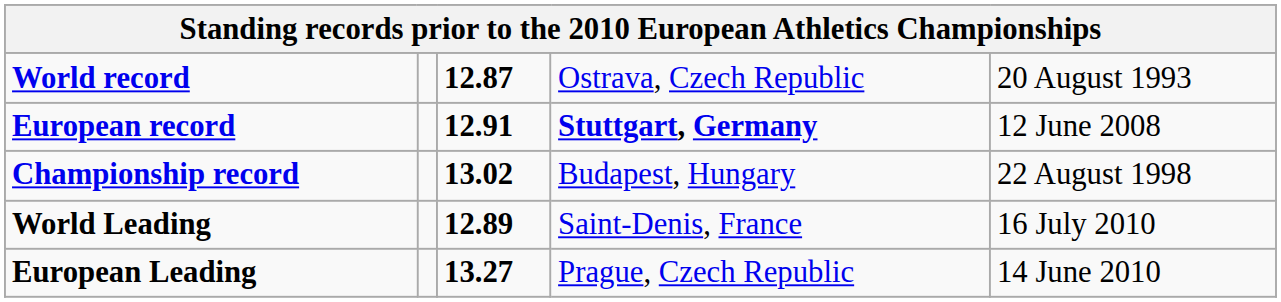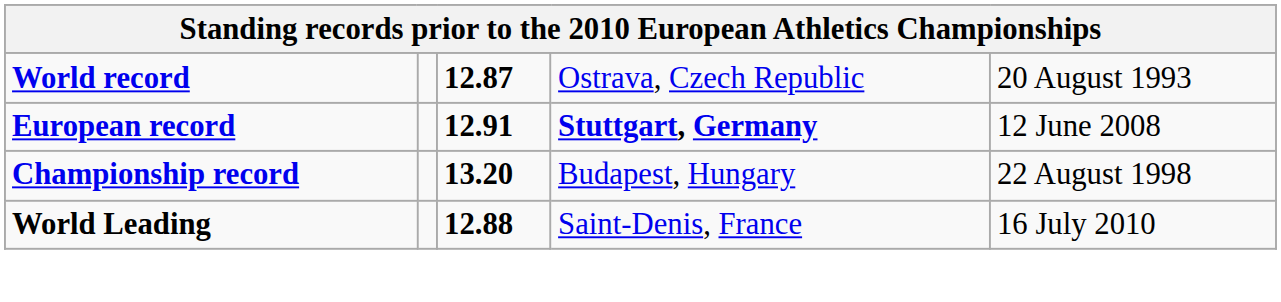(479, 175) 13.02 -> (479, 175) 13.20
(479, 223) 12.89 -> (479, 223) 12.88
- row: (134, 272)
